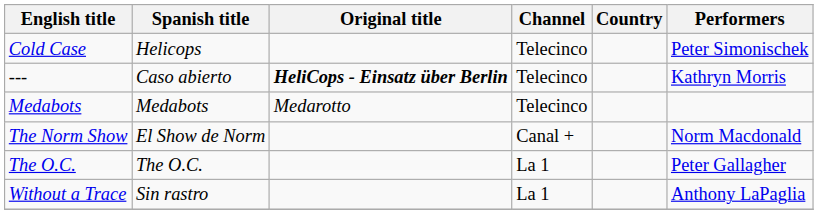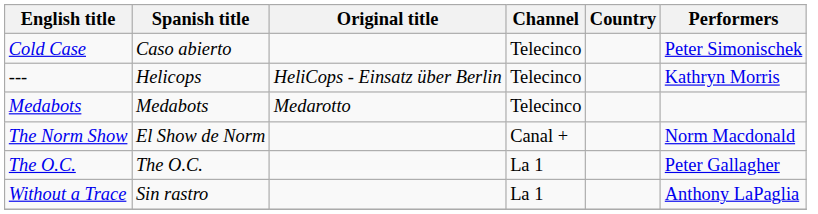(169, 48) Helicops -> (184, 48) Caso abierto
(184, 77) Caso abierto -> (169, 77) Helicops
(391, 77) bold -> (388, 77) normal
